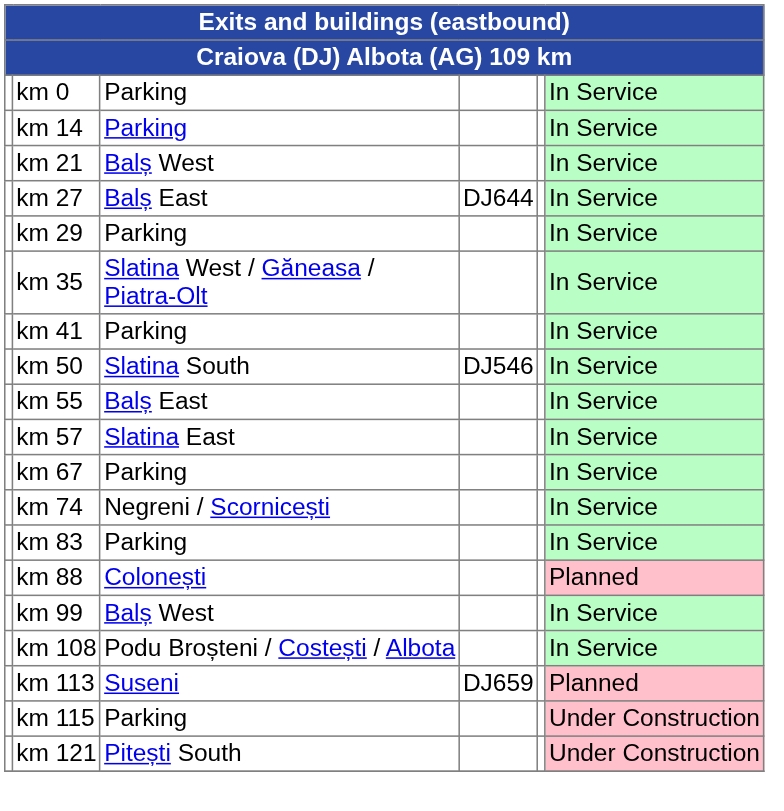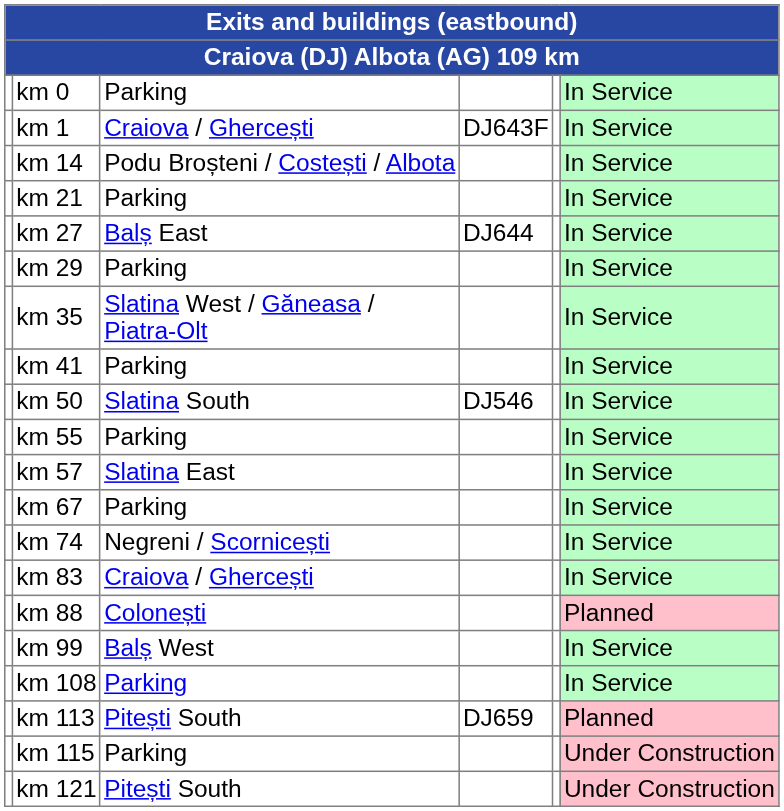+ row: (43, 127)
(146, 127) Parking -> (280, 162) Podu Broșteni / Costești / Albota
(159, 162) Balș West -> (146, 198) Parking
(156, 401) Balș East -> (146, 436) Parking
(146, 542) Parking -> (209, 577) Craiova / Ghercești
(280, 647) Podu Broșteni / Costești / Albota -> (146, 683) Parking
(142, 683) Suseni -> (173, 718) Pitești South
